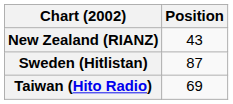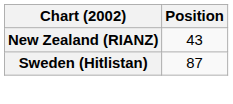- row: (83, 87)
